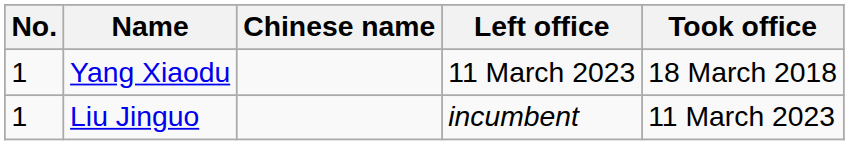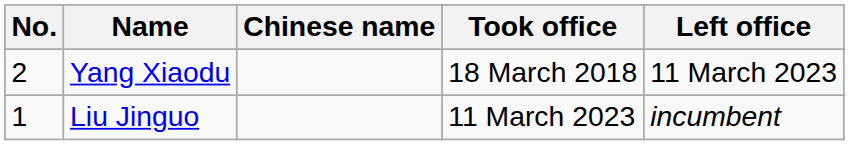columns swapped: (743, 26) <-> (542, 26)
(19, 71) 1 -> (19, 71) 2
